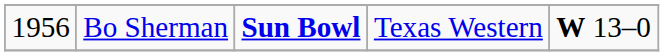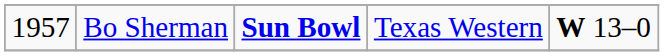(41, 27) 1956 -> (41, 27) 1957
